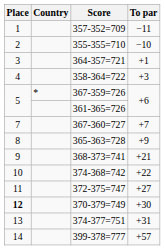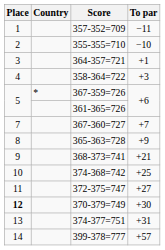(144, 173) +22 -> (144, 173) +25
